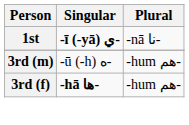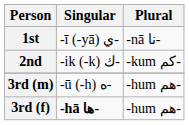(90, 38) bold -> (89, 38) normal
+ row: (31, 61)
